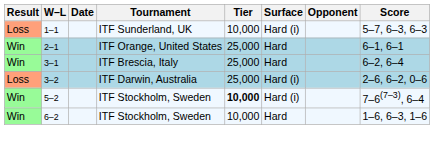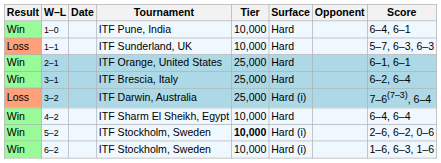+ row: (51, 30)
(282, 29) Hard (i) -> (283, 46) Hard
(395, 79) 2–6, 6–2, 0–6 -> (400, 98) 7–6(7–3), 6–4
+ row: (51, 116)
(393, 98) 7–6(7–3), 6–4 -> (402, 132) 2–6, 6–2, 0–6
(276, 116) Hard -> (289, 149) Hard (i)
